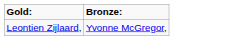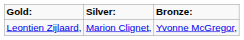+ column: (101, 12)
